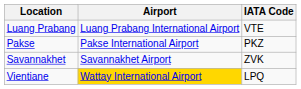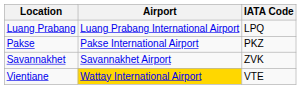(254, 28) VTE -> (254, 28) LPQ
(254, 76) LPQ -> (254, 76) VTE
